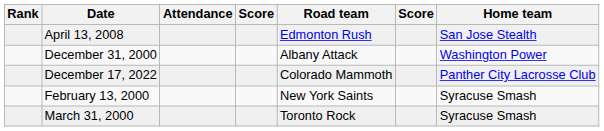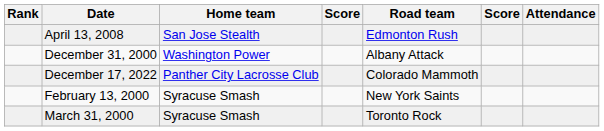columns swapped: (518, 14) <-> (198, 14)
